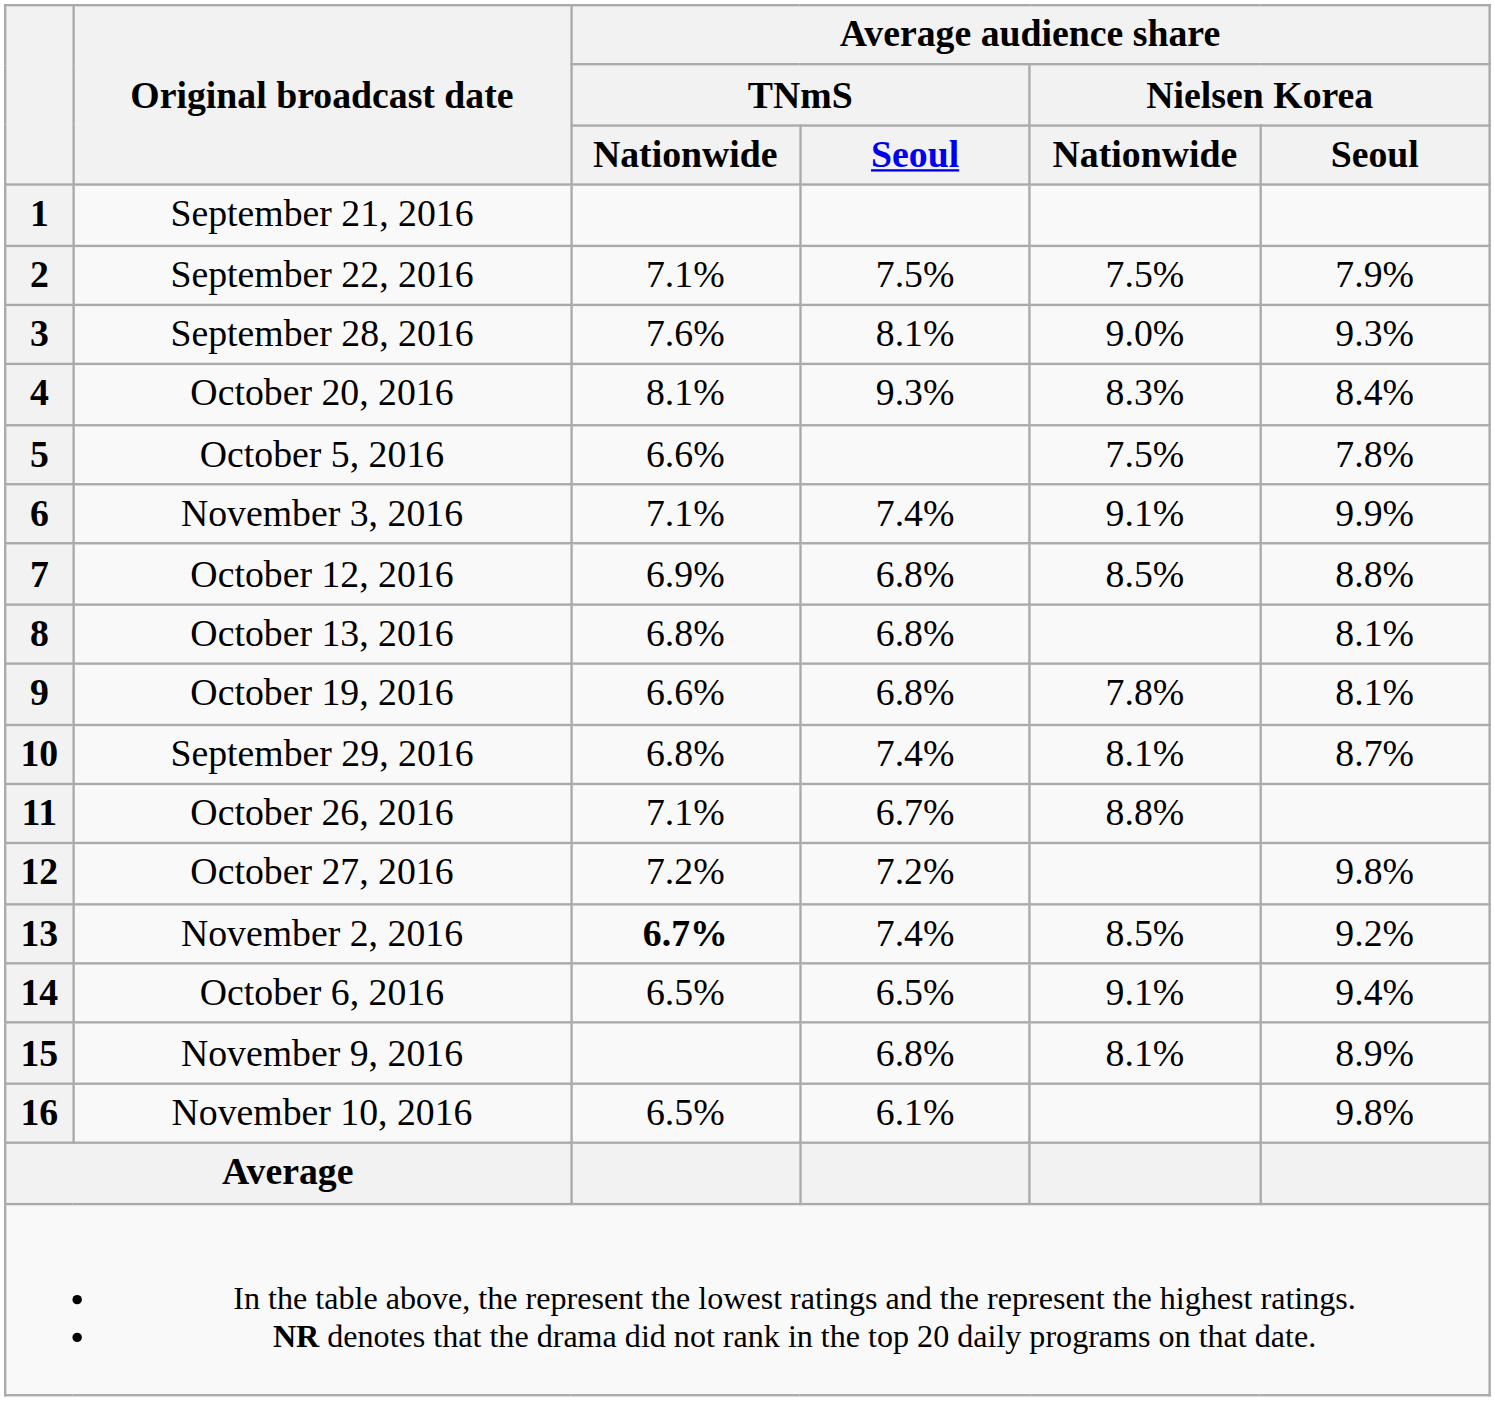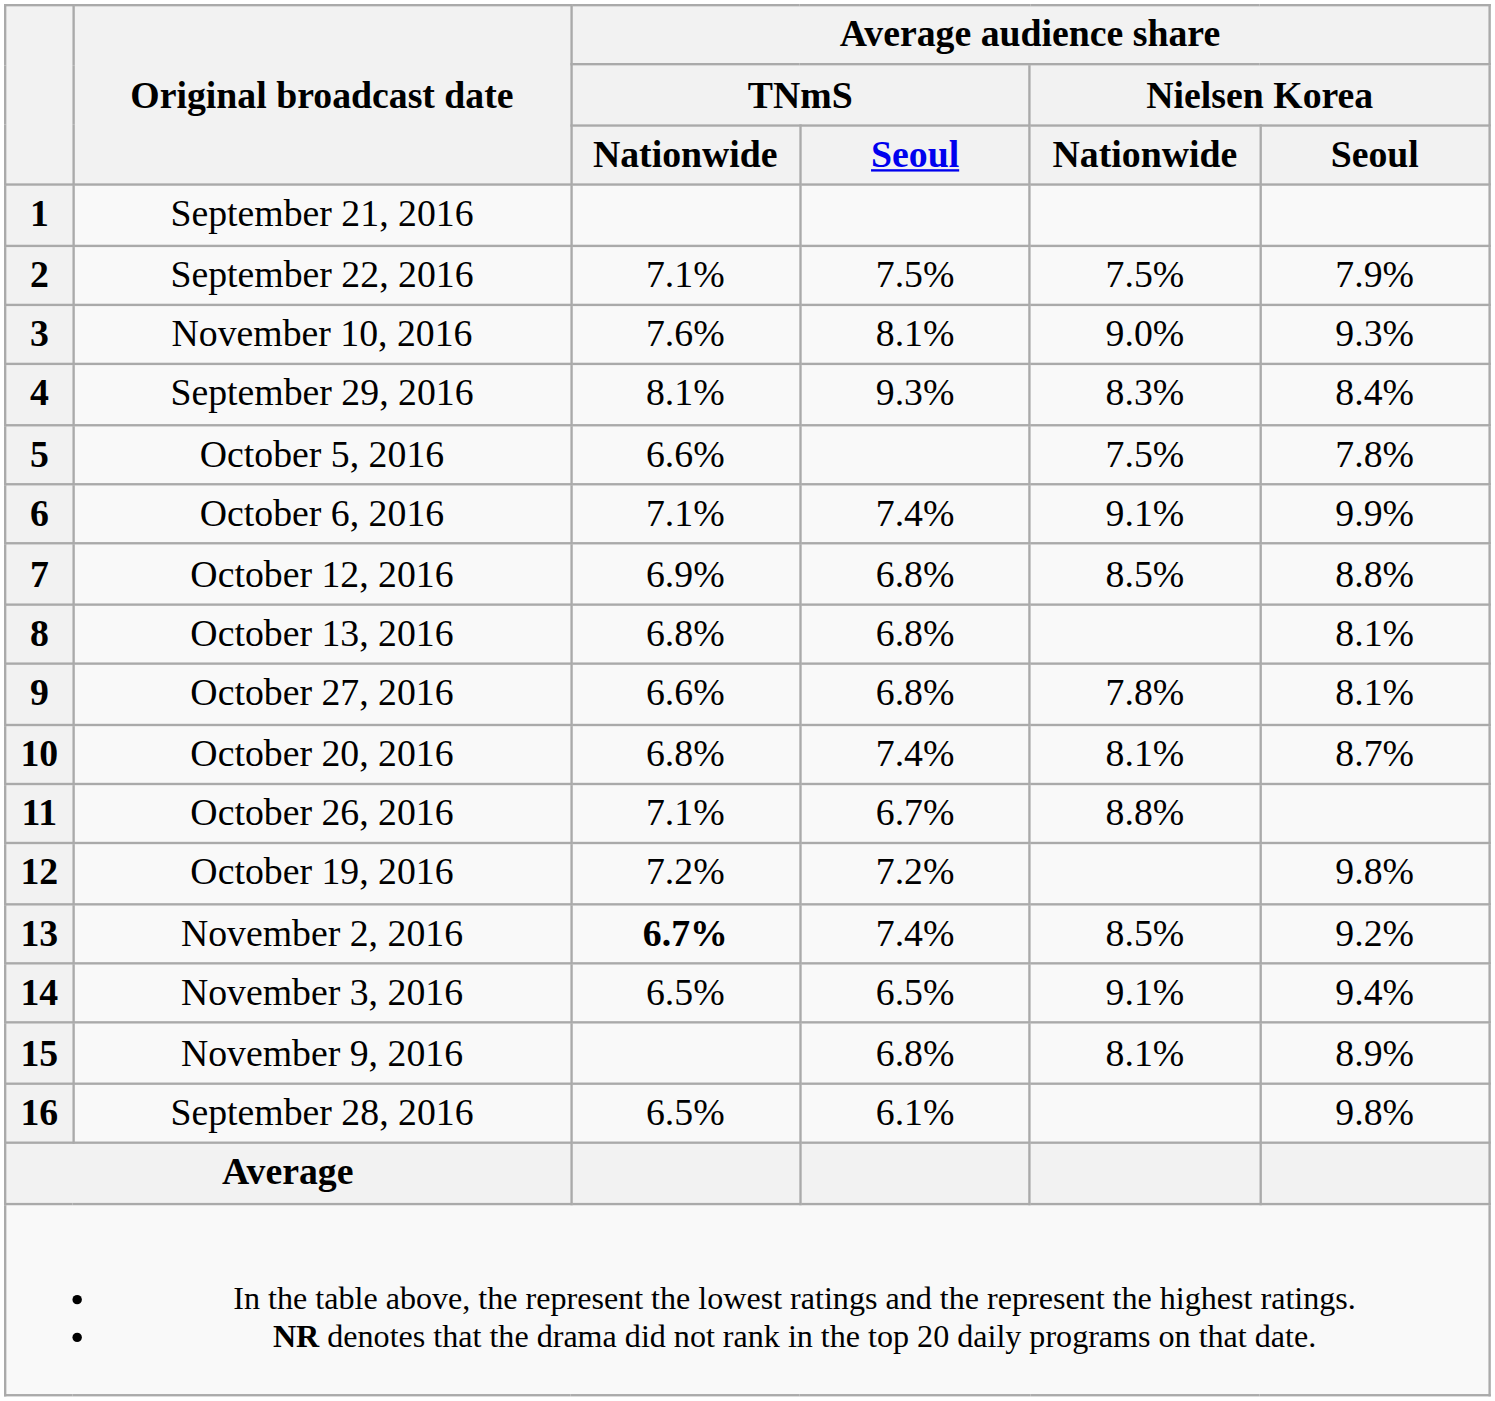(322, 333) September 28, 2016 -> (322, 333) November 10, 2016
(322, 393) October 20, 2016 -> (322, 393) September 29, 2016
(322, 513) November 3, 2016 -> (322, 513) October 6, 2016
(322, 693) October 19, 2016 -> (322, 693) October 27, 2016
(322, 753) September 29, 2016 -> (322, 753) October 20, 2016
(322, 872) October 27, 2016 -> (322, 872) October 19, 2016
(322, 992) October 6, 2016 -> (322, 992) November 3, 2016
(322, 1112) November 10, 2016 -> (322, 1112) September 28, 2016
